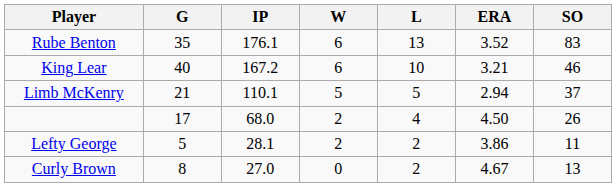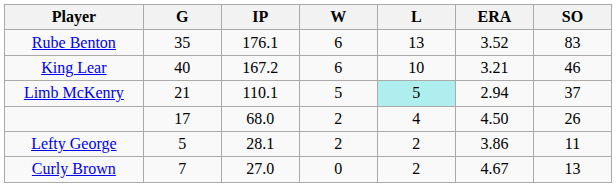(416, 93) no background -> (416, 93) paleturquoise background
(182, 169) 8 -> (182, 169) 7
